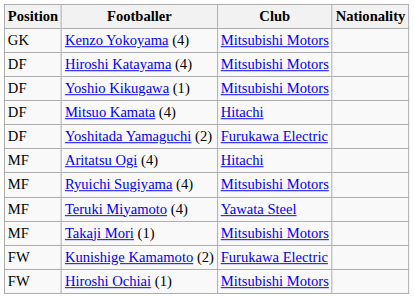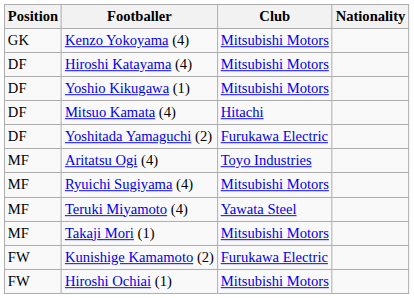(242, 161) Hitachi -> (266, 161) Toyo Industries
